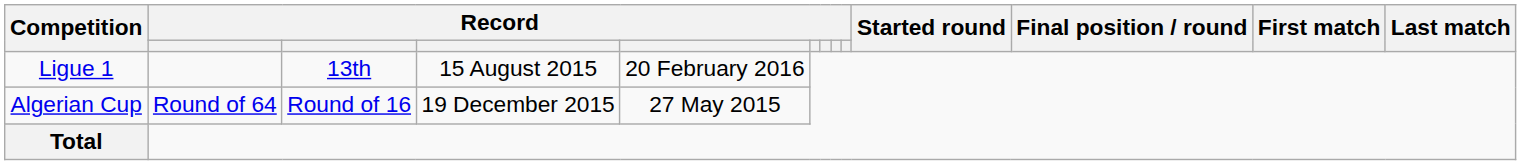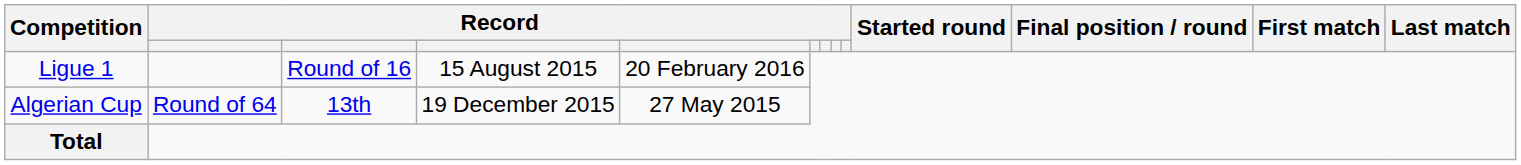(349, 69) 13th -> (349, 69) Round of 16
(349, 105) Round of 16 -> (349, 105) 13th
